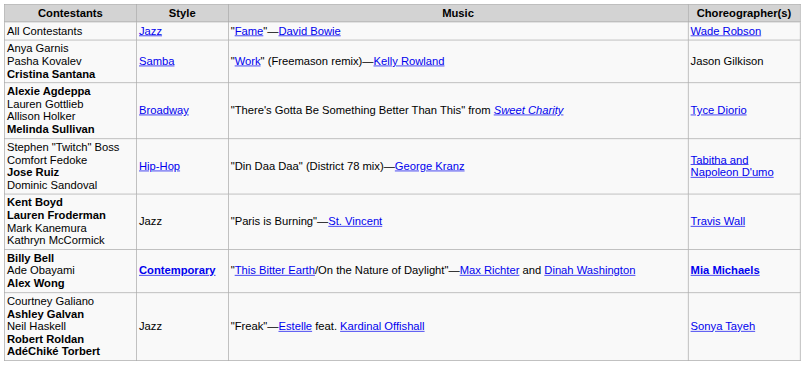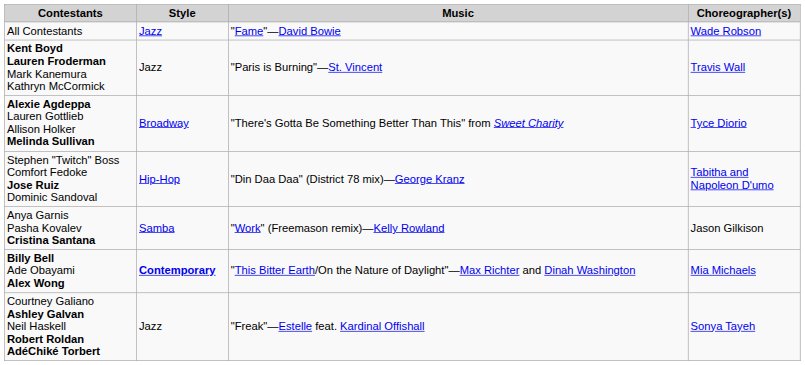rows swapped: (56, 221) <-> (51, 61)
(725, 271) bold -> (723, 271) normal
